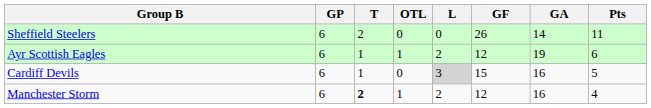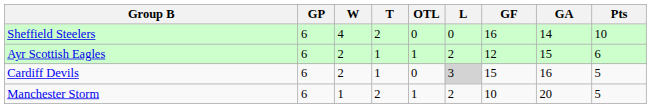+ column: (353, 14)
(481, 34) 26 -> (491, 34) 16
(597, 34) 11 -> (601, 34) 10
(539, 53) 19 -> (546, 53) 15
(361, 93) bold -> (377, 93) normal
(481, 93) 12 -> (491, 93) 10
(539, 93) 16 -> (546, 93) 20
(594, 93) 4 -> (598, 93) 5
